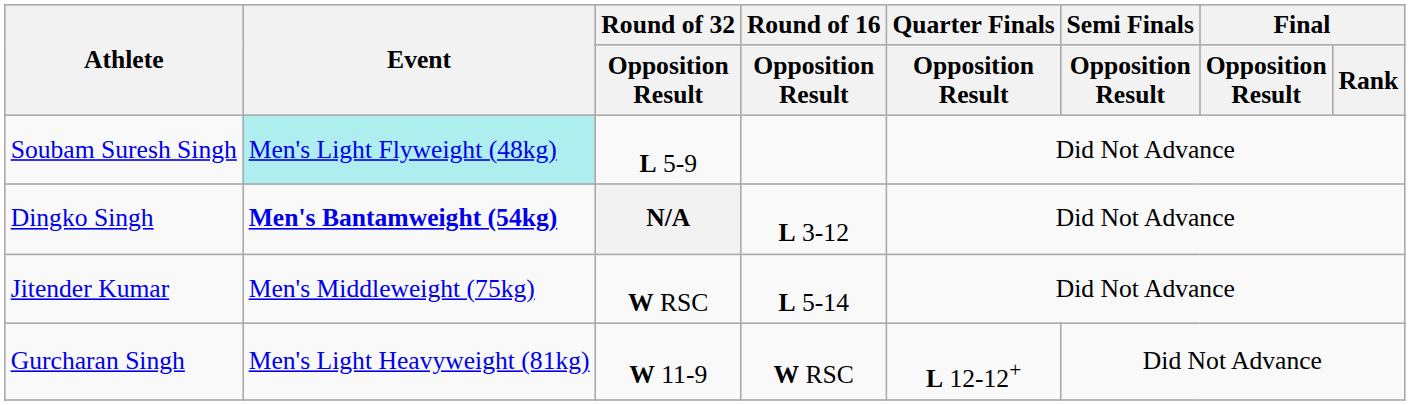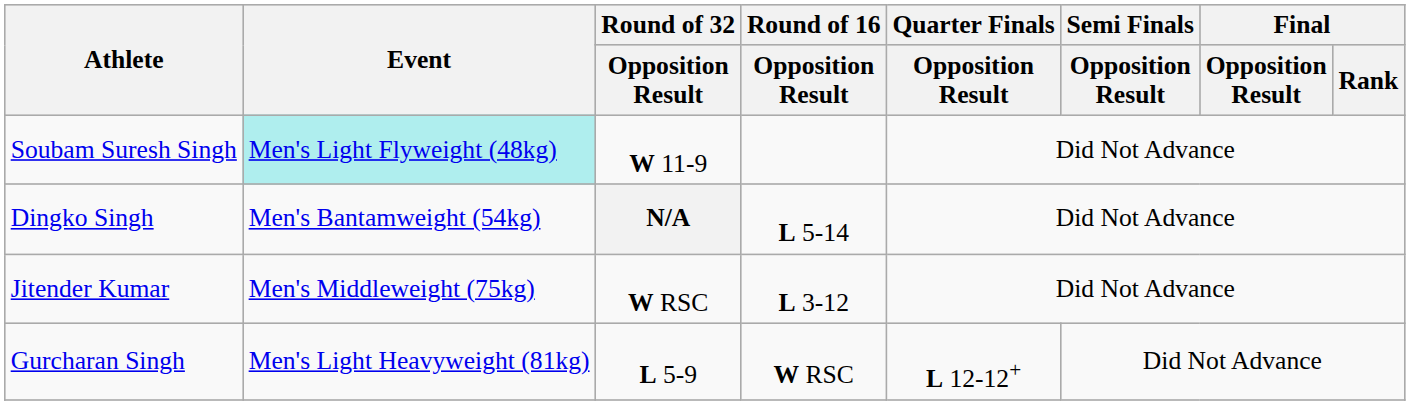(668, 163) L 5-9 -> (668, 163) W 11-9
(403, 218) bold -> (395, 218) normal
(814, 232) L 3-12 -> (814, 232) L 5-14
(814, 302) L 5-14 -> (814, 302) L 3-12
(668, 375) W 11-9 -> (668, 375) L 5-9
